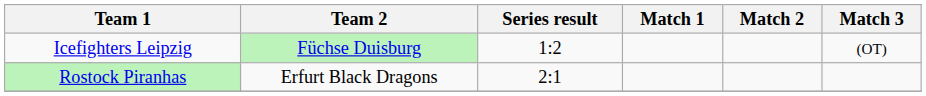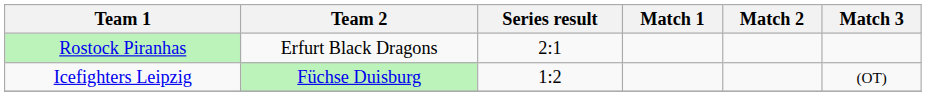rows swapped: (123, 76) <-> (123, 47)
